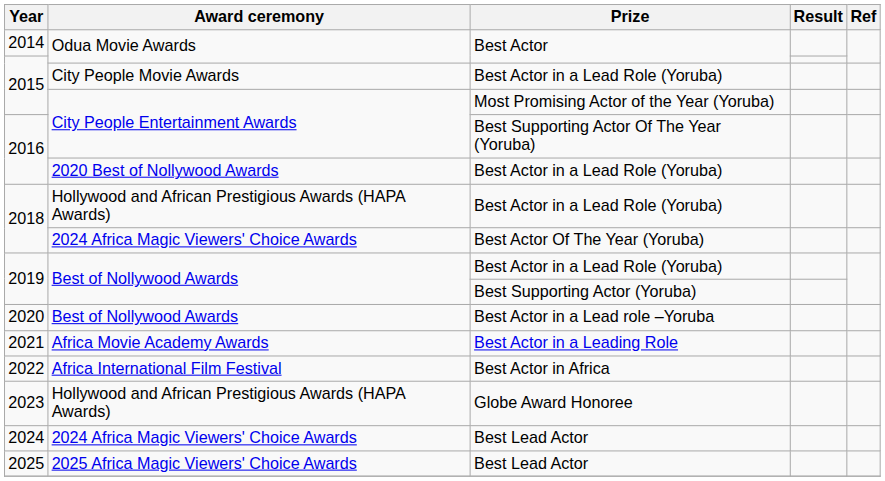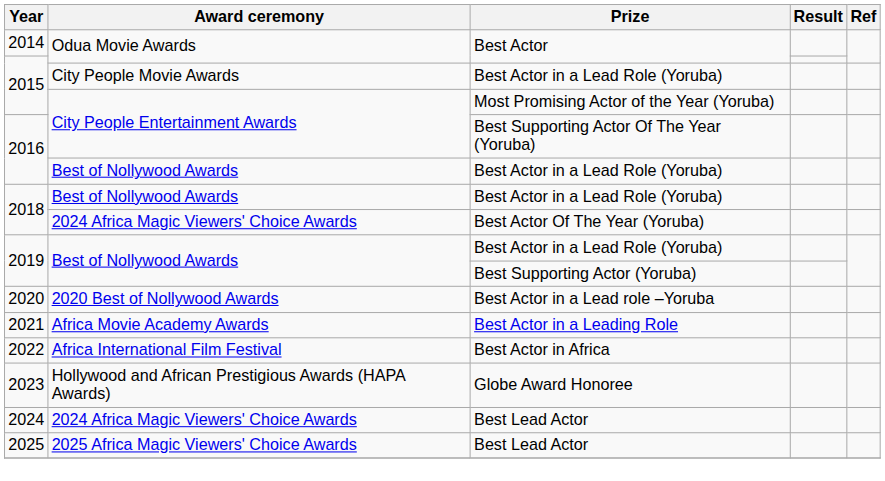(165, 171) 2020 Best of Nollywood Awards -> (145, 171) Best of Nollywood Awards
(229, 205) Hollywood and African Prestigious Awards (HAPA Awards) -> (145, 196) Best of Nollywood Awards
(145, 317) Best of Nollywood Awards -> (165, 299) 2020 Best of Nollywood Awards
